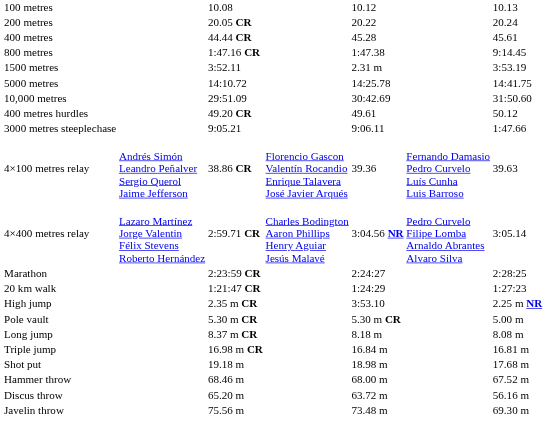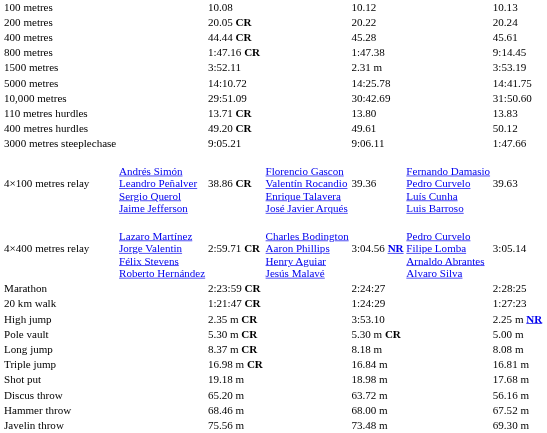+ row: (46, 113)
rows swapped: (33, 395) <-> (38, 380)
